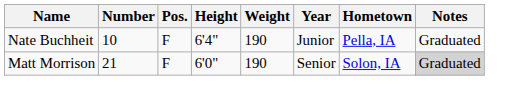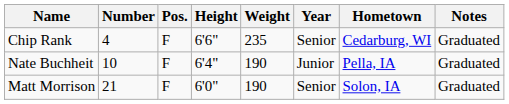+ row: (40, 39)
(450, 63) lightgrey background -> (469, 87) no background
